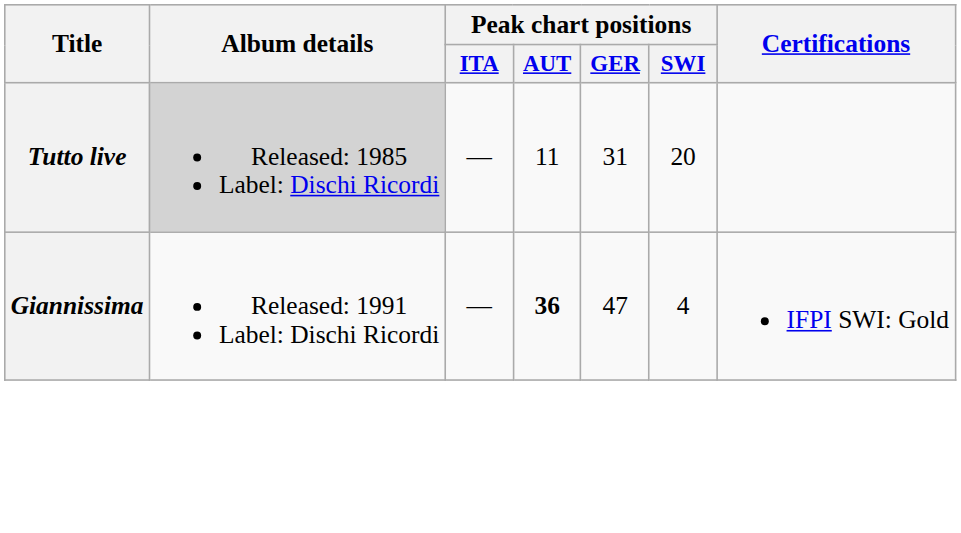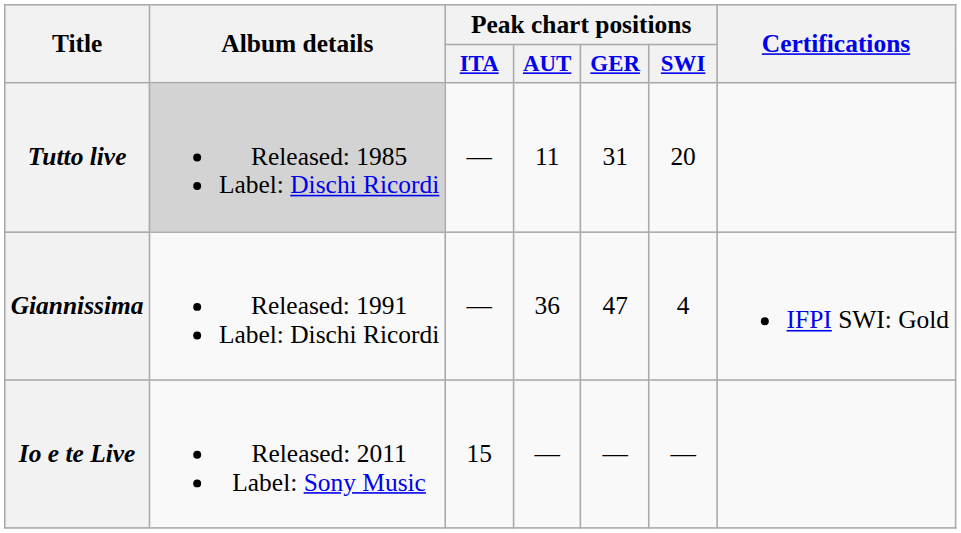(547, 305) bold -> (547, 305) normal
+ row: (77, 453)
